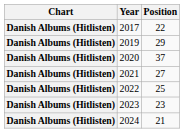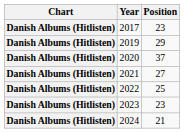(160, 27) 22 -> (160, 27) 23
